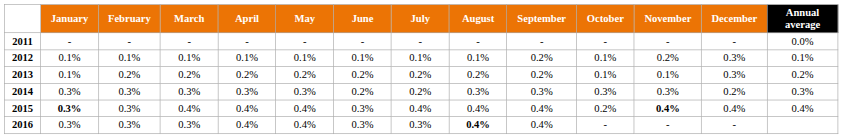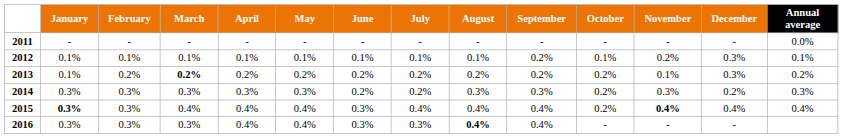(189, 74) normal -> (189, 74) bold
(605, 74) 0.1% -> (605, 74) 0.2%
(605, 91) 0.3% -> (605, 91) 0.2%
